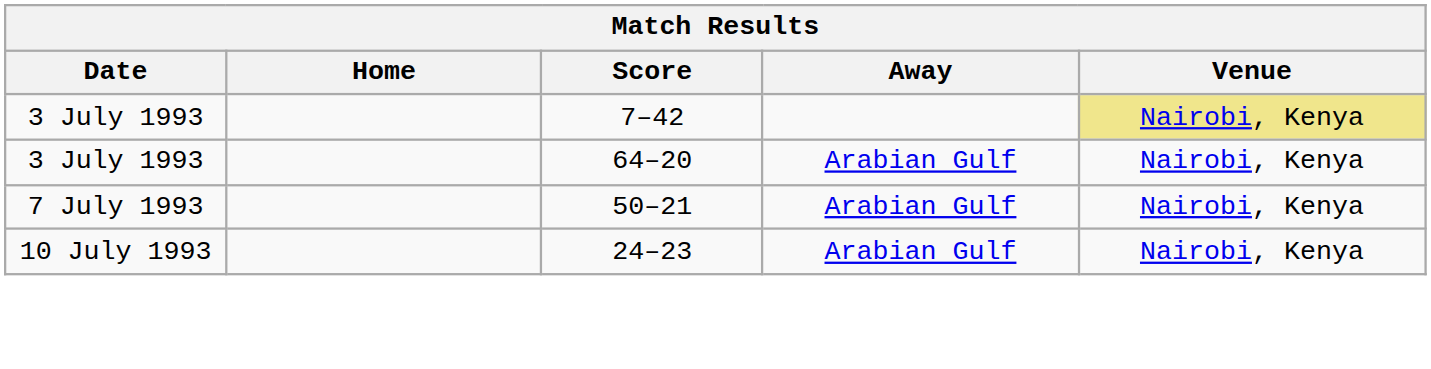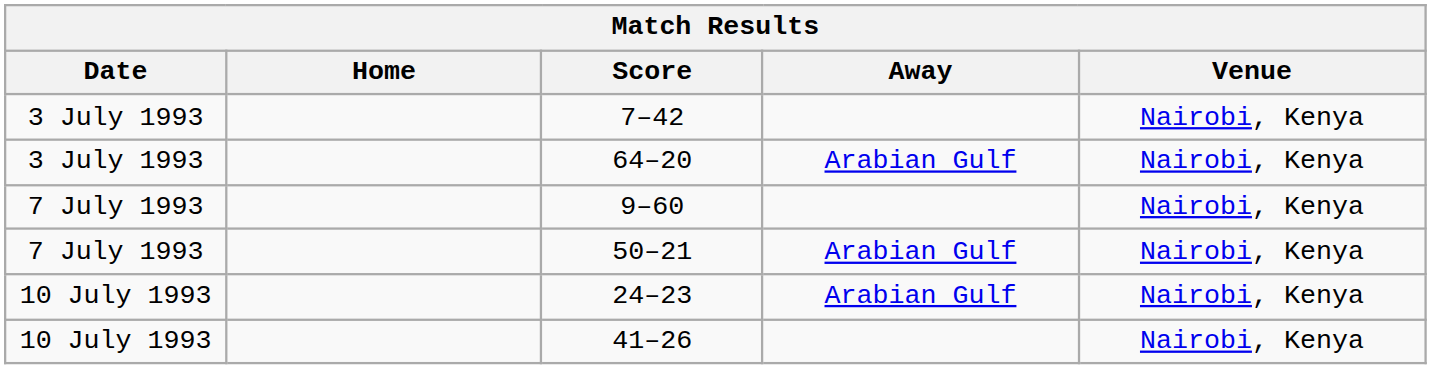(1252, 117) khaki background -> (1252, 117) no background
+ row: (652, 207)
+ row: (652, 341)
